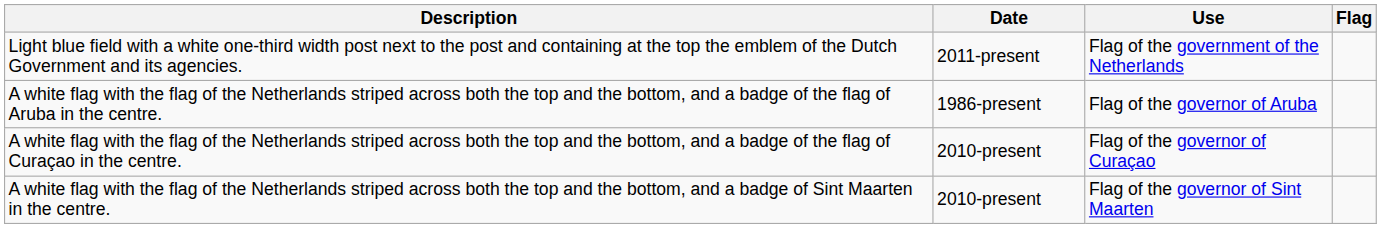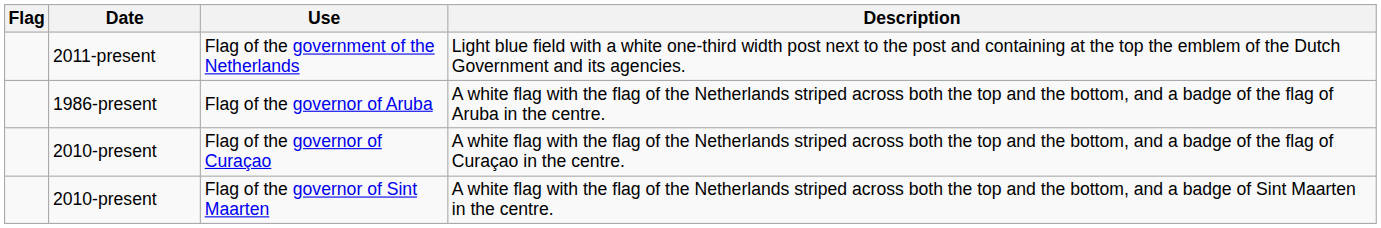columns swapped: (1354, 18) <-> (469, 18)
